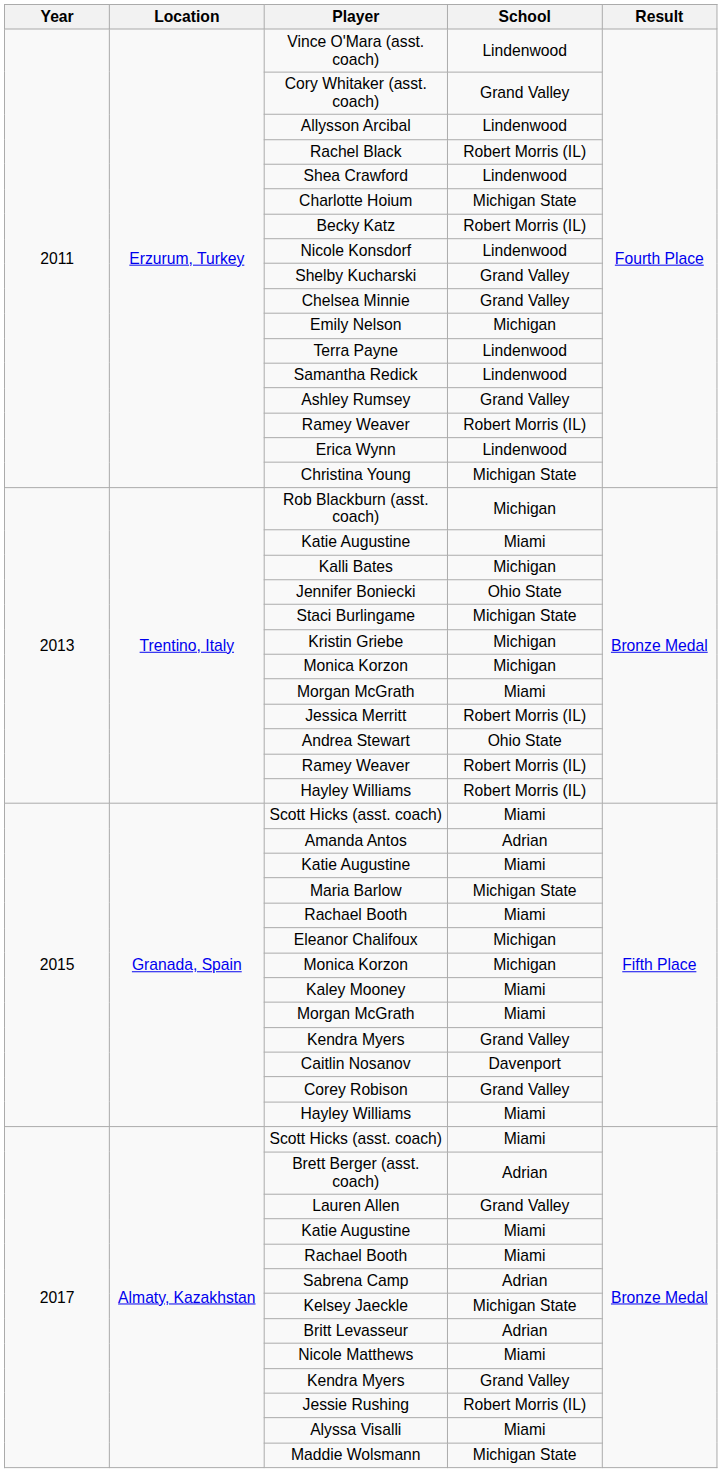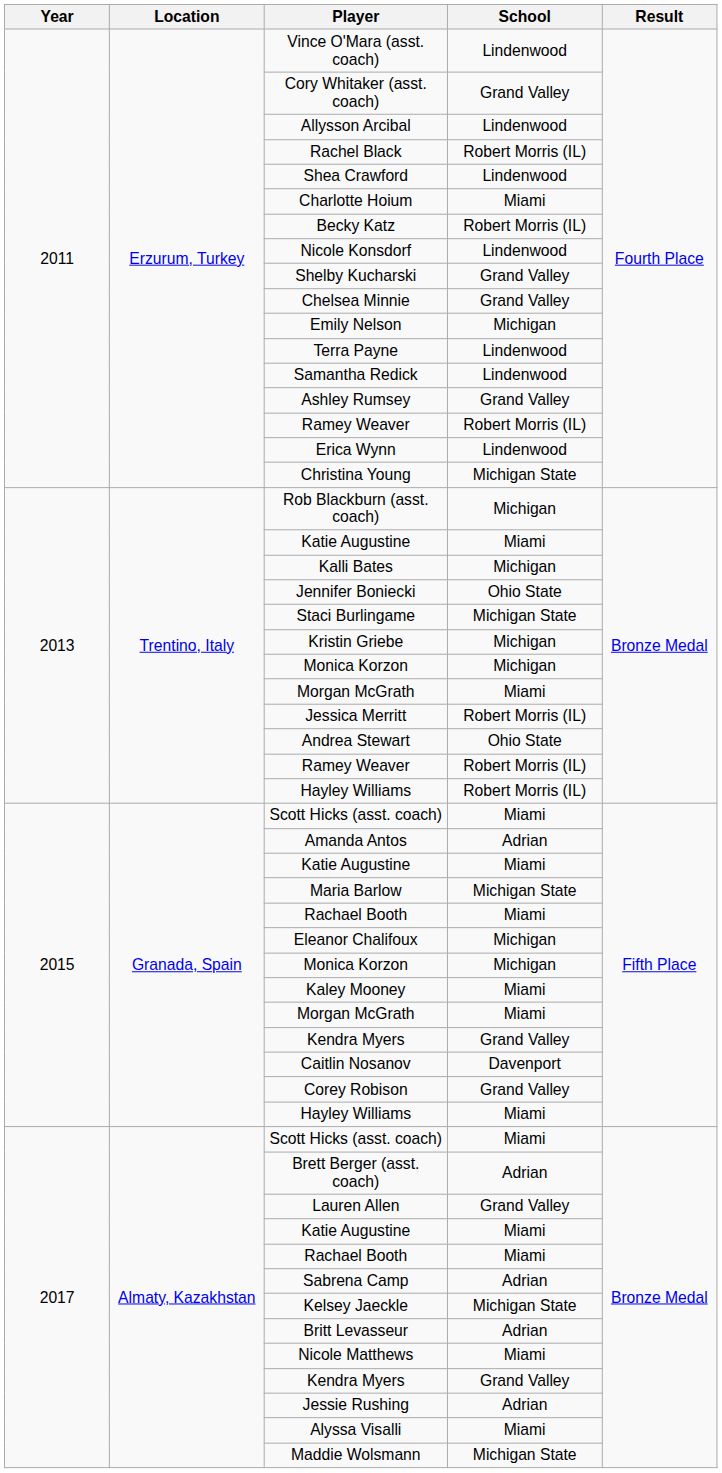(525, 201) Michigan State -> (525, 201) Miami
(525, 1405) Robert Morris (IL) -> (525, 1405) Adrian
